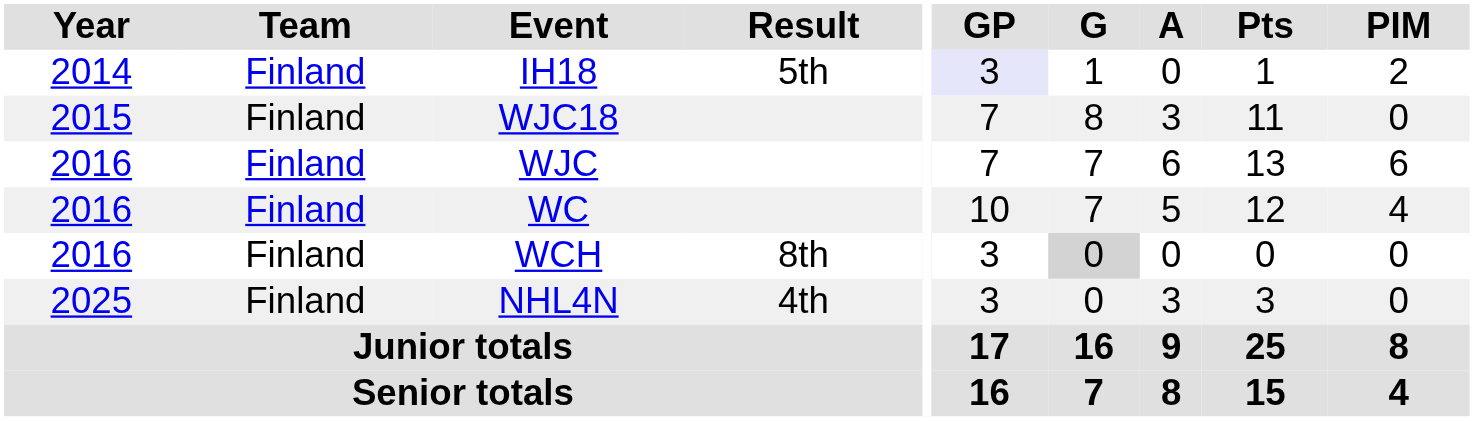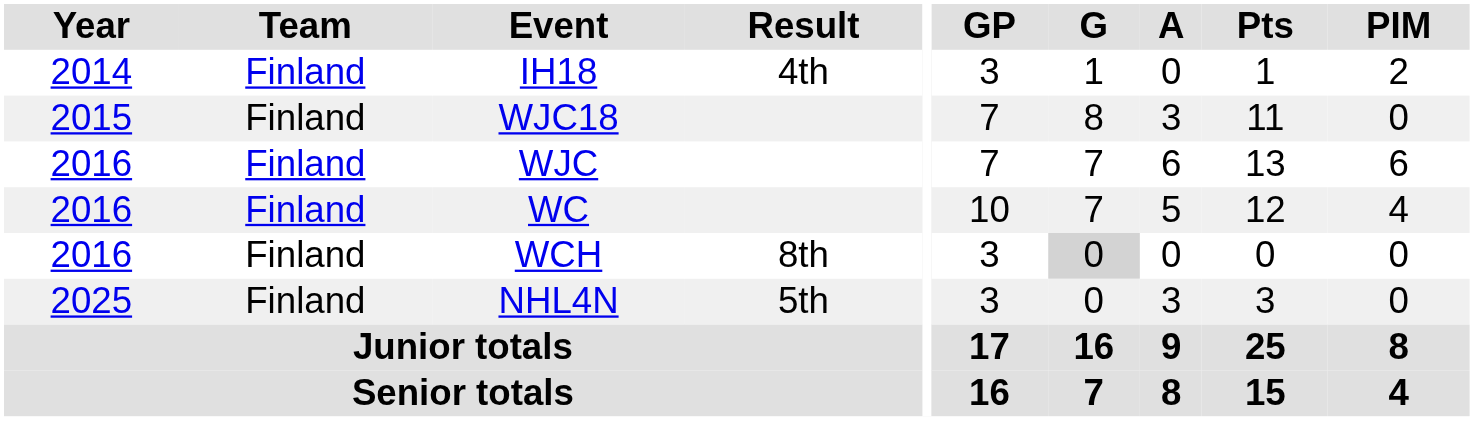(803, 72) 5th -> (803, 72) 4th
(989, 72) lavender background -> (989, 72) no background
(803, 301) 4th -> (803, 301) 5th
